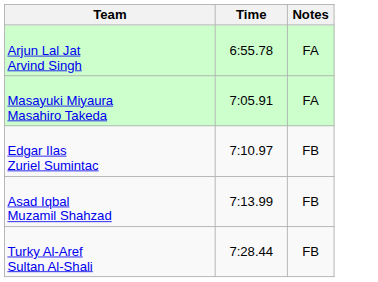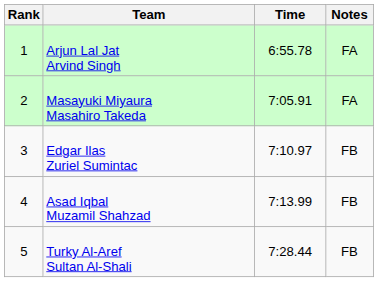+ column: (24, 14)
